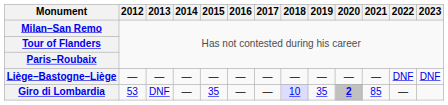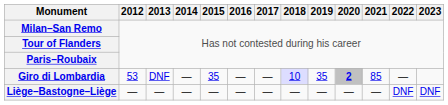rows swapped: (62, 76) <-> (62, 92)
